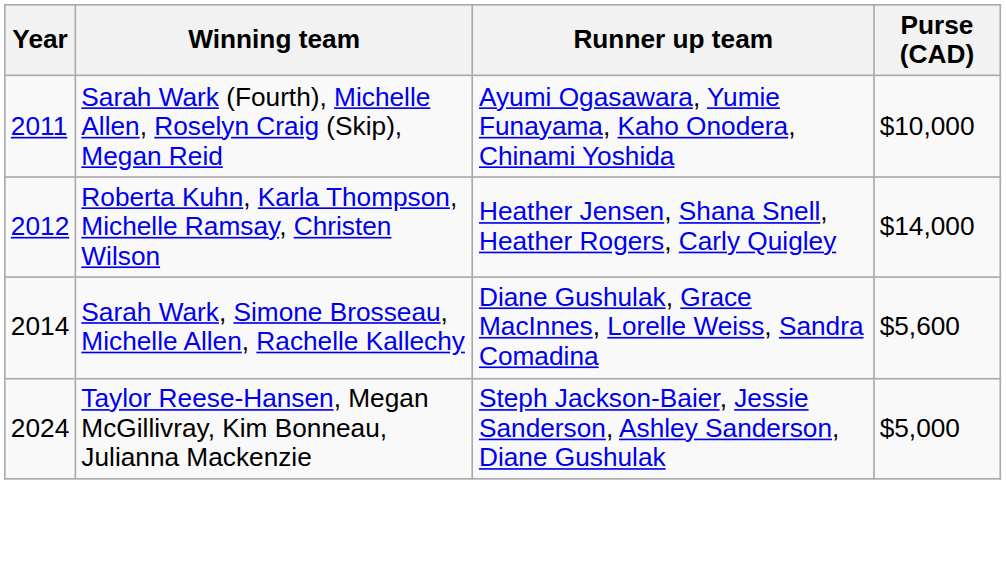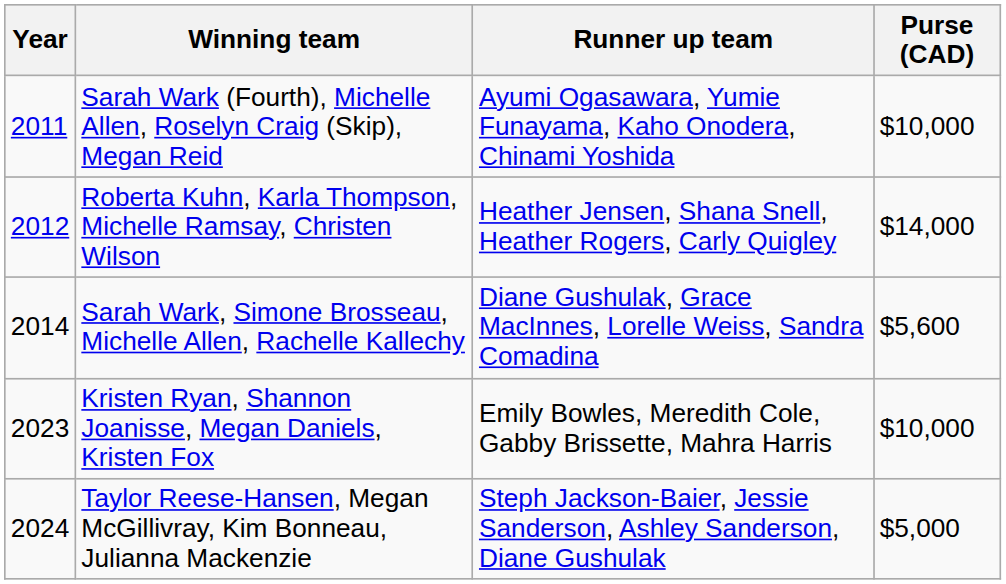+ row: (232, 427)
